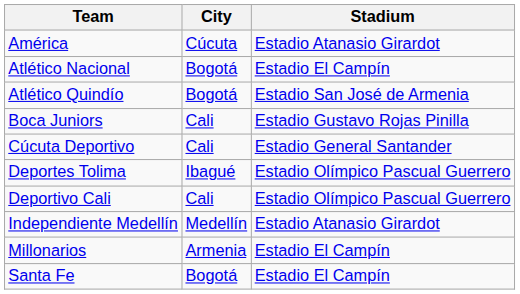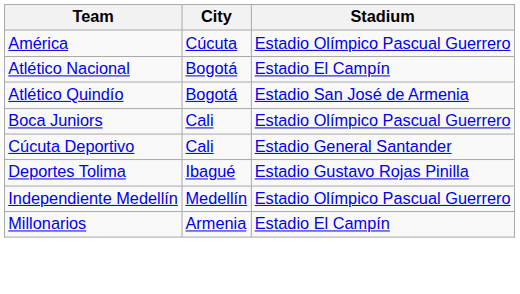(347, 43) Estadio Atanasio Girardot -> (383, 43) Estadio Olímpico Pascual Guerrero
(362, 120) Estadio Gustavo Rojas Pinilla -> (383, 120) Estadio Olímpico Pascual Guerrero
(383, 172) Estadio Olímpico Pascual Guerrero -> (362, 172) Estadio Gustavo Rojas Pinilla
- row: (60, 198)
(347, 224) Estadio Atanasio Girardot -> (383, 198) Estadio Olímpico Pascual Guerrero
- row: (41, 276)
